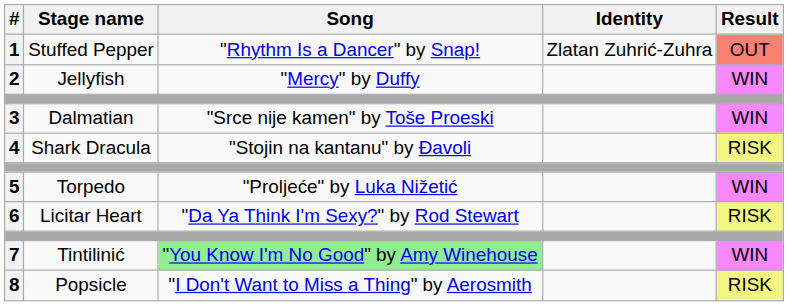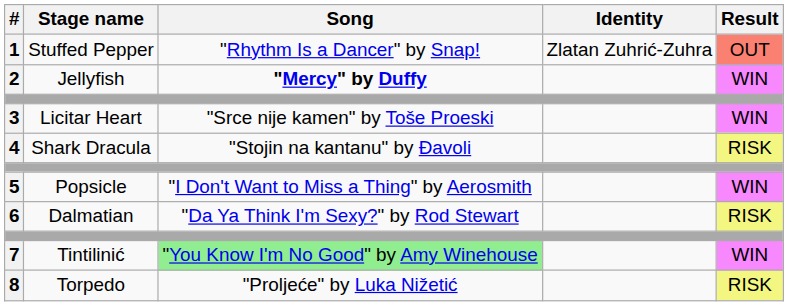(350, 79) normal -> (350, 79) bold
(91, 118) Dalmatian -> (91, 118) Licitar Heart
(91, 186) Torpedo -> (91, 186) Popsicle
(350, 186) "Proljeće" by Luka Nižetić -> (350, 186) "I Don't Want to Miss a Thing" by Aerosmith
(91, 216) Licitar Heart -> (91, 216) Dalmatian
(91, 285) Popsicle -> (91, 285) Torpedo
(350, 285) "I Don't Want to Miss a Thing" by Aerosmith -> (350, 285) "Proljeće" by Luka Nižetić
